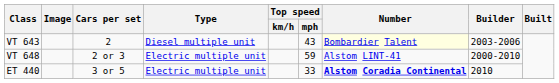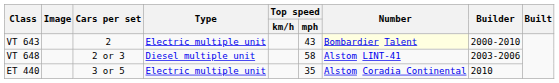(200, 41) Diesel multiple unit -> (206, 41) Electric multiple unit
(495, 41) 2003-2006 -> (495, 41) 2000-2010
(206, 56) Electric multiple unit -> (200, 56) Diesel multiple unit
(310, 56) 59 -> (310, 56) 58
(495, 56) 2000-2010 -> (495, 56) 2003-2006
(310, 71) 33 -> (310, 71) 35
(395, 71) bold -> (395, 71) normal
